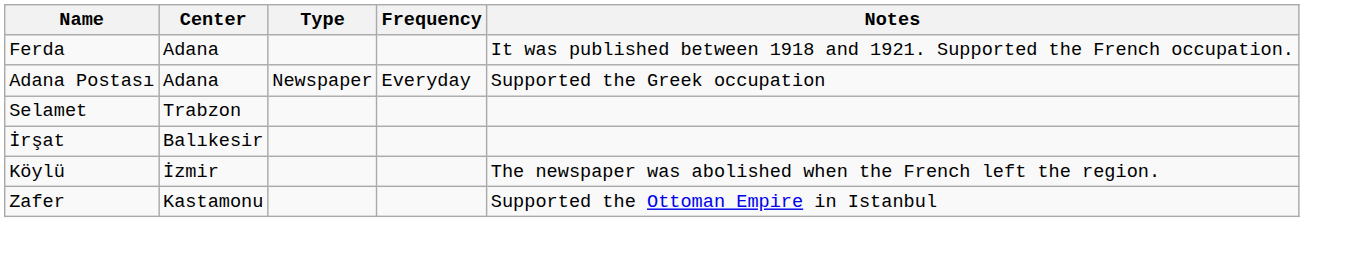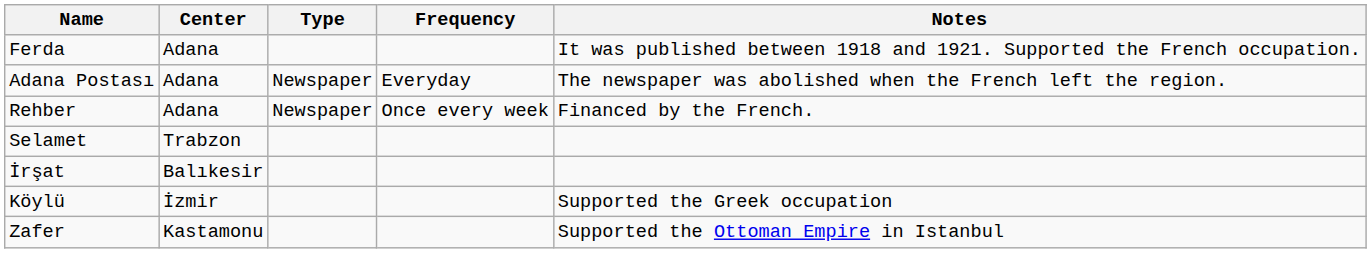(658, 80) Supported the Greek occupation -> (892, 80) The newspaper was abolished when the French left the region.
+ row: (43, 111)
(825, 171) The newspaper was abolished when the French left the region. -> (725, 202) Supported the Greek occupation
